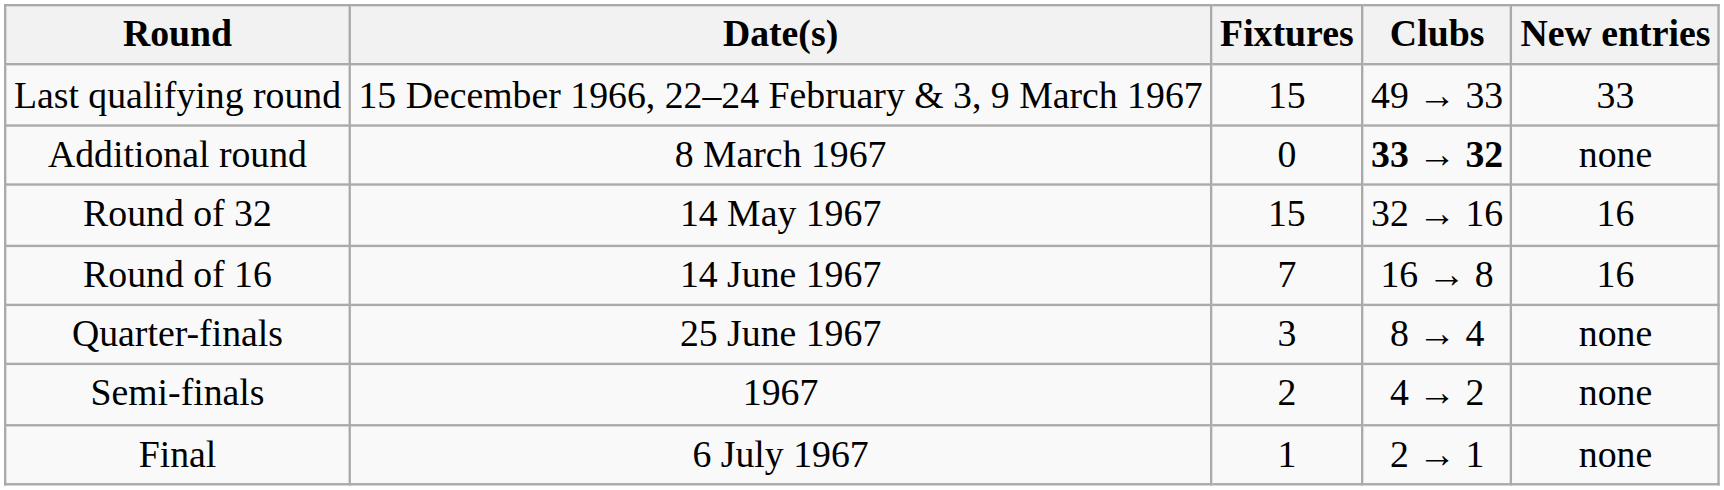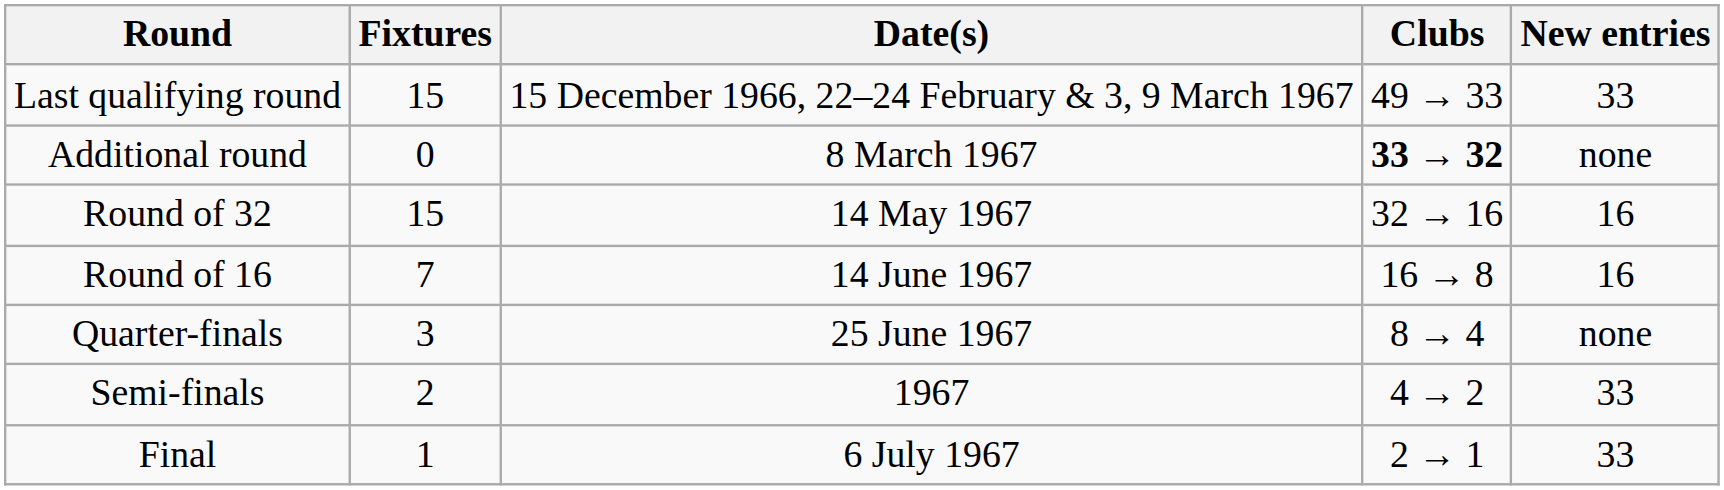columns swapped: (781, 34) <-> (1287, 34)
(1615, 393) none -> (1615, 393) 33
(1615, 453) none -> (1615, 453) 33
